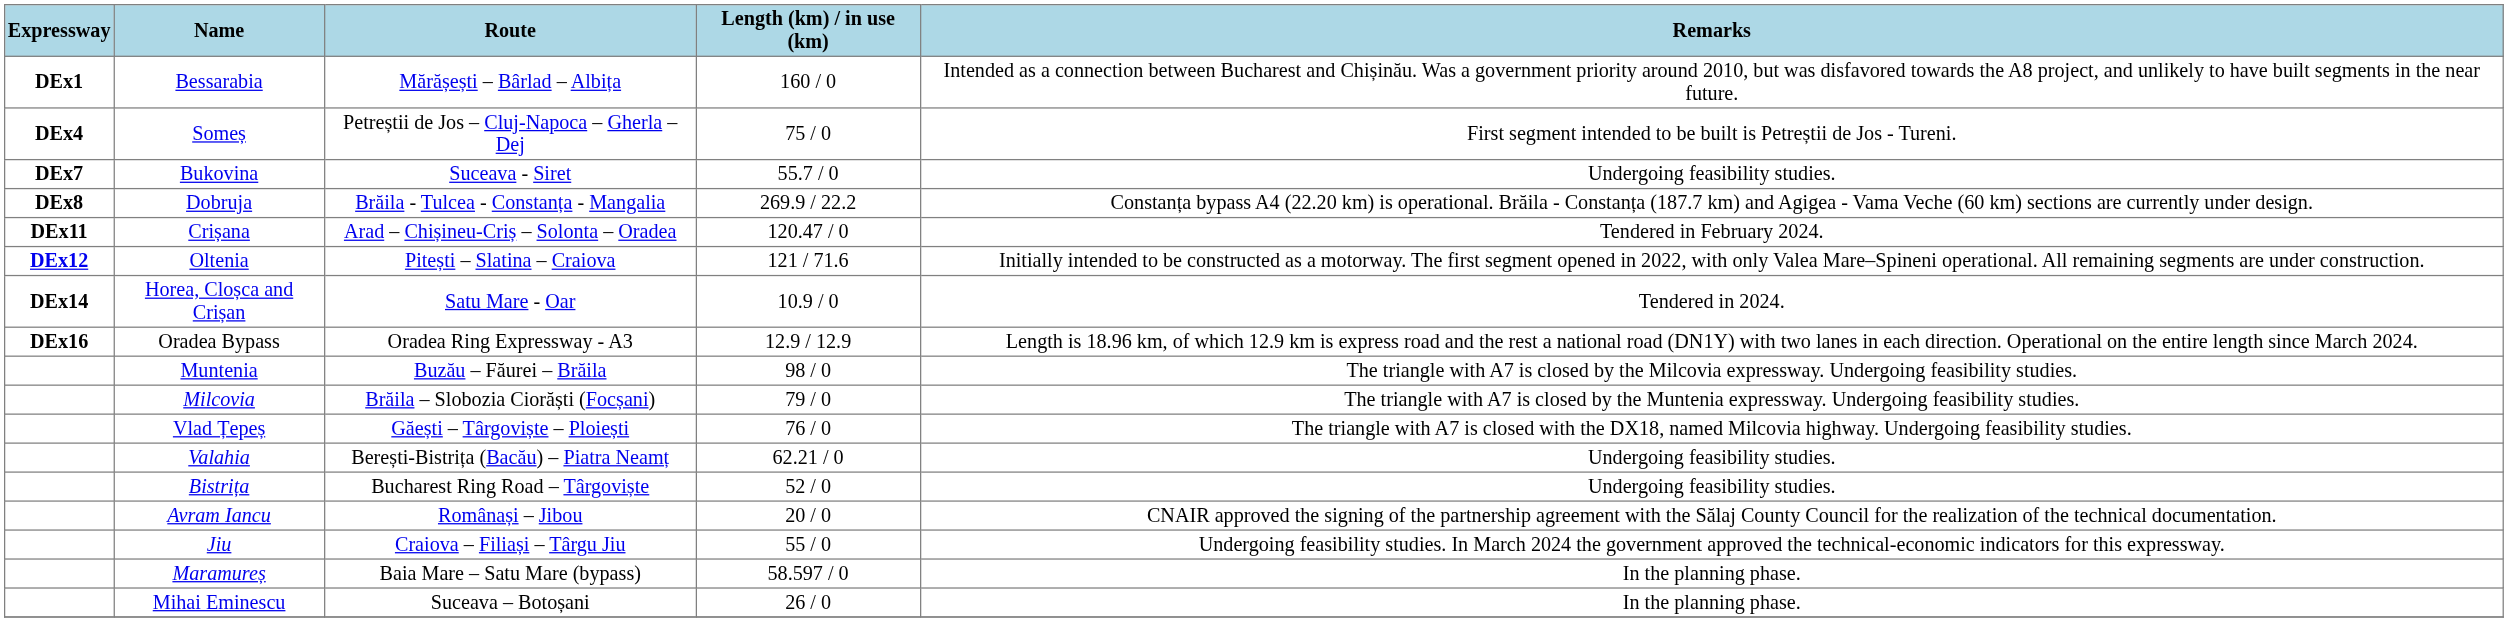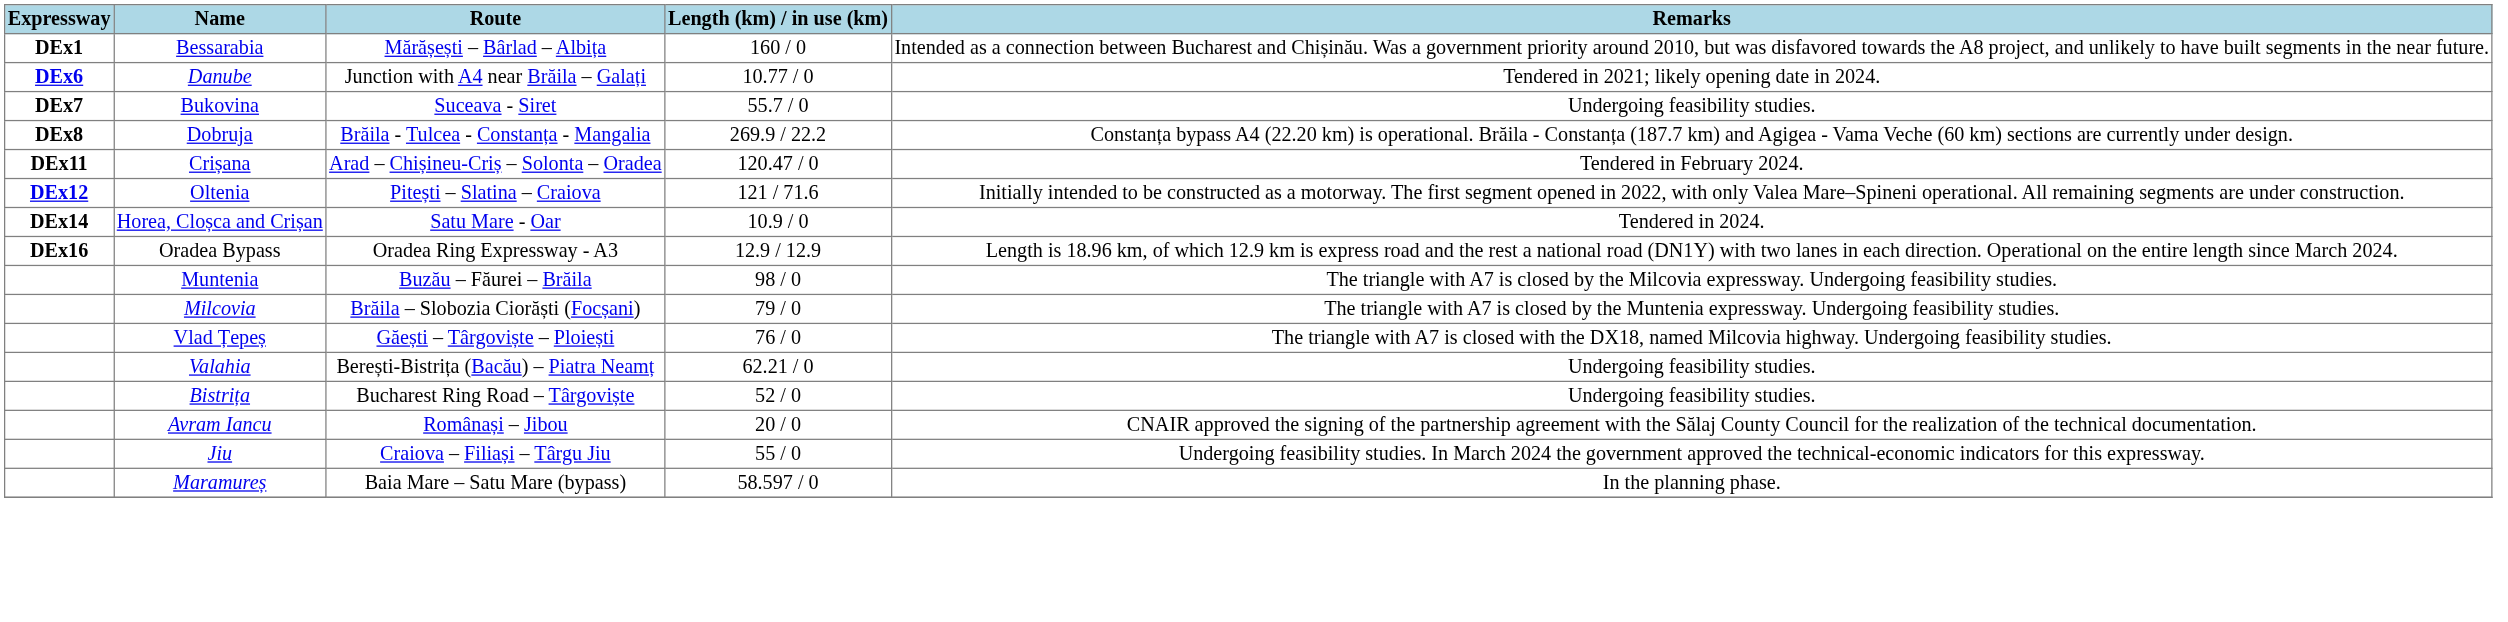- row: (219, 133)
+ row: (220, 76)
- row: (219, 602)
